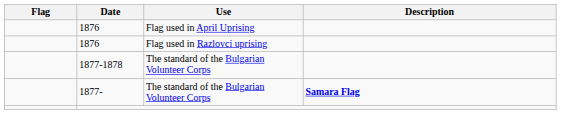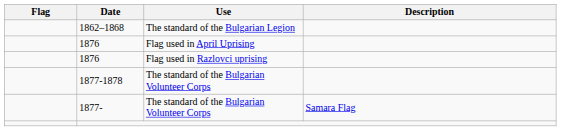+ row: (102, 28)
(333, 92) bold -> (330, 107) normal
